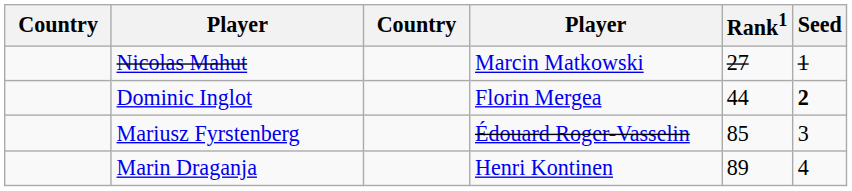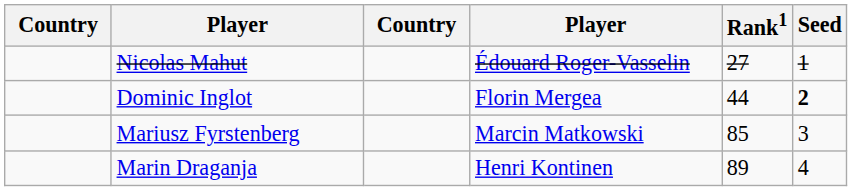(559, 62) Marcin Matkowski -> (582, 62) Édouard Roger-Vasselin
(582, 133) Édouard Roger-Vasselin -> (559, 133) Marcin Matkowski
